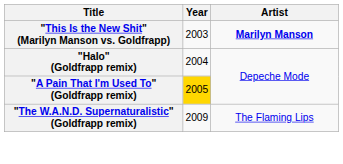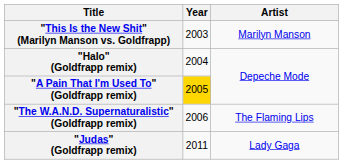(274, 34) bold -> (274, 34) normal
(197, 117) 2009 -> (197, 117) 2006
+ row: (94, 145)
